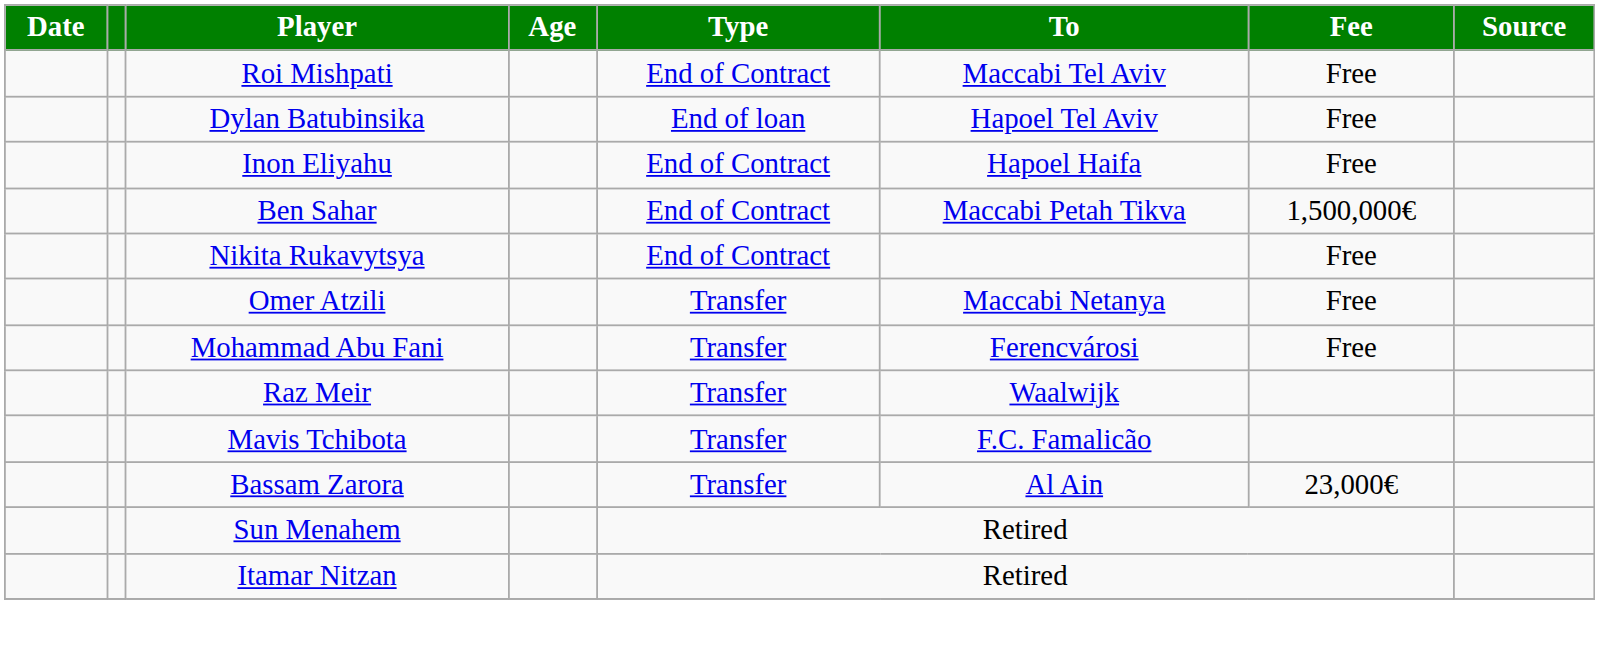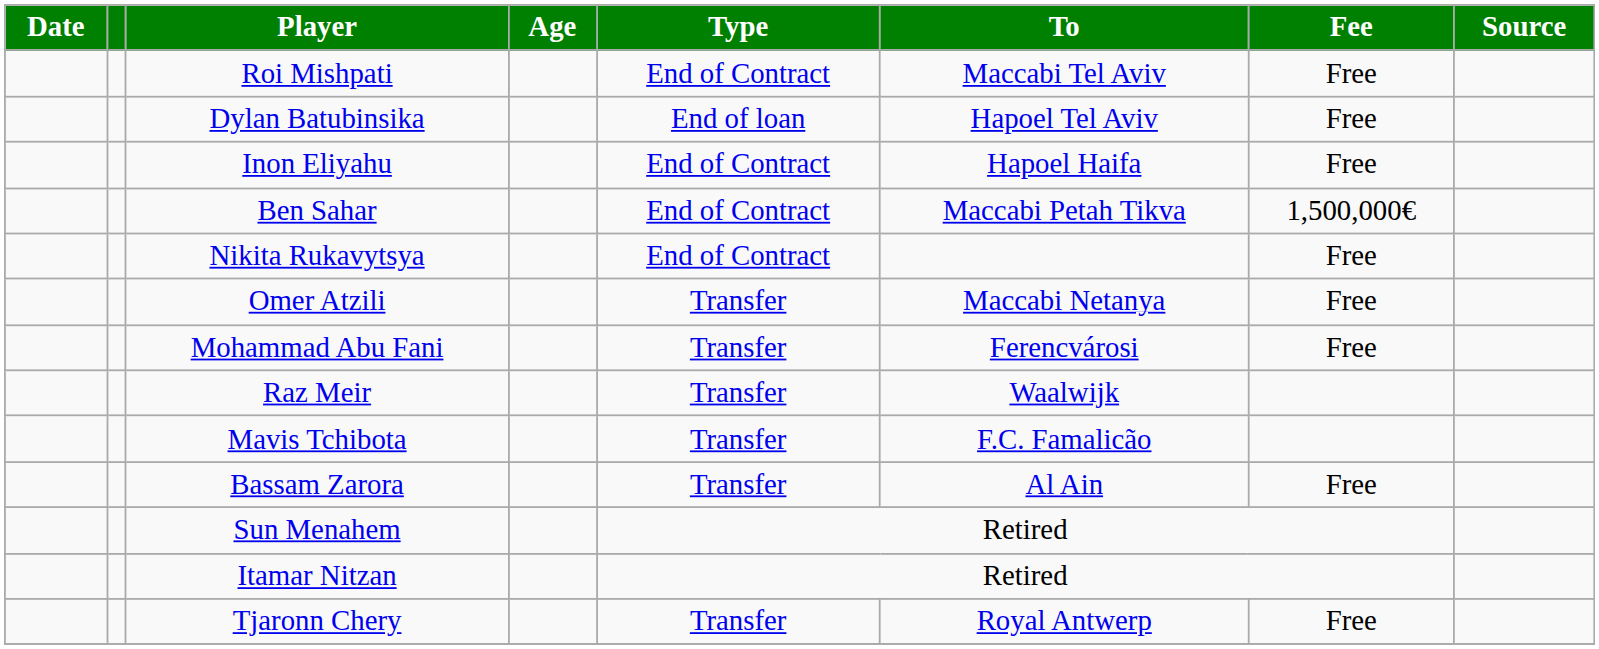(1351, 484) 23,000€ -> (1351, 484) Free
+ row: (317, 621)
